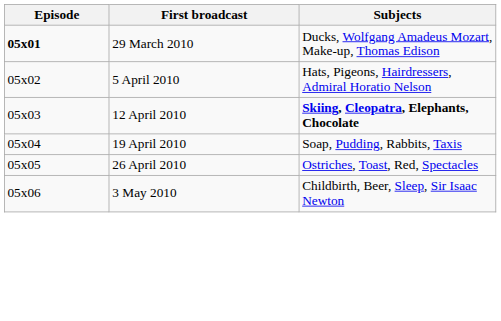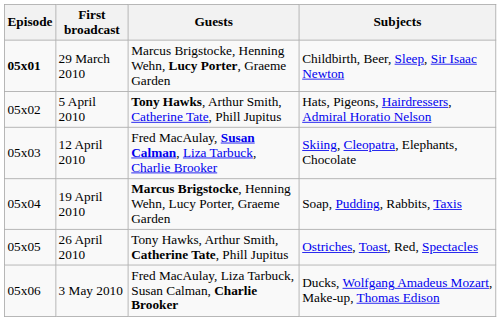+ column: (214, 22)
(397, 43) Ducks, Wolfgang Amadeus Mozart, Make-up, Thomas Edison -> (390, 65) Childbirth, Beer, Sleep, Sir Isaac Newton
(385, 115) bold -> (380, 152) normal
(390, 193) Childbirth, Beer, Sleep, Sir Isaac Newton -> (397, 290) Ducks, Wolfgang Amadeus Mozart, Make-up, Thomas Edison
